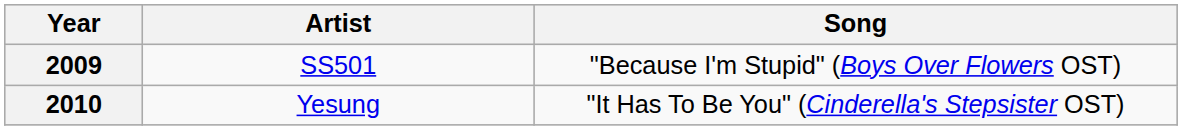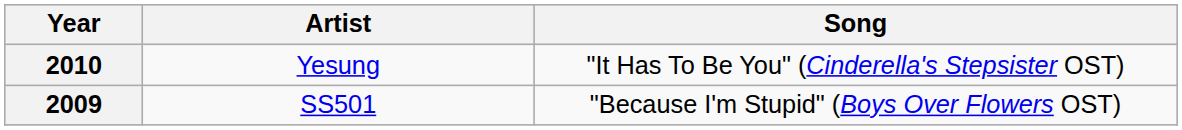rows swapped: (74, 64) <-> (74, 104)
